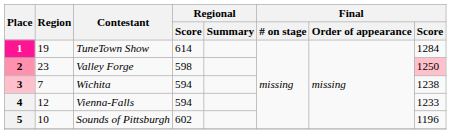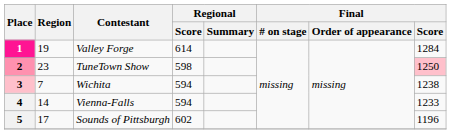(113, 48) TuneTown Show -> (105, 48) Valley Forge
(105, 66) Valley Forge -> (113, 66) TuneTown Show
(43, 102) 12 -> (43, 102) 14
(43, 119) 10 -> (43, 119) 17
